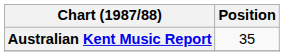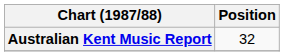(247, 39) 35 -> (247, 39) 32
